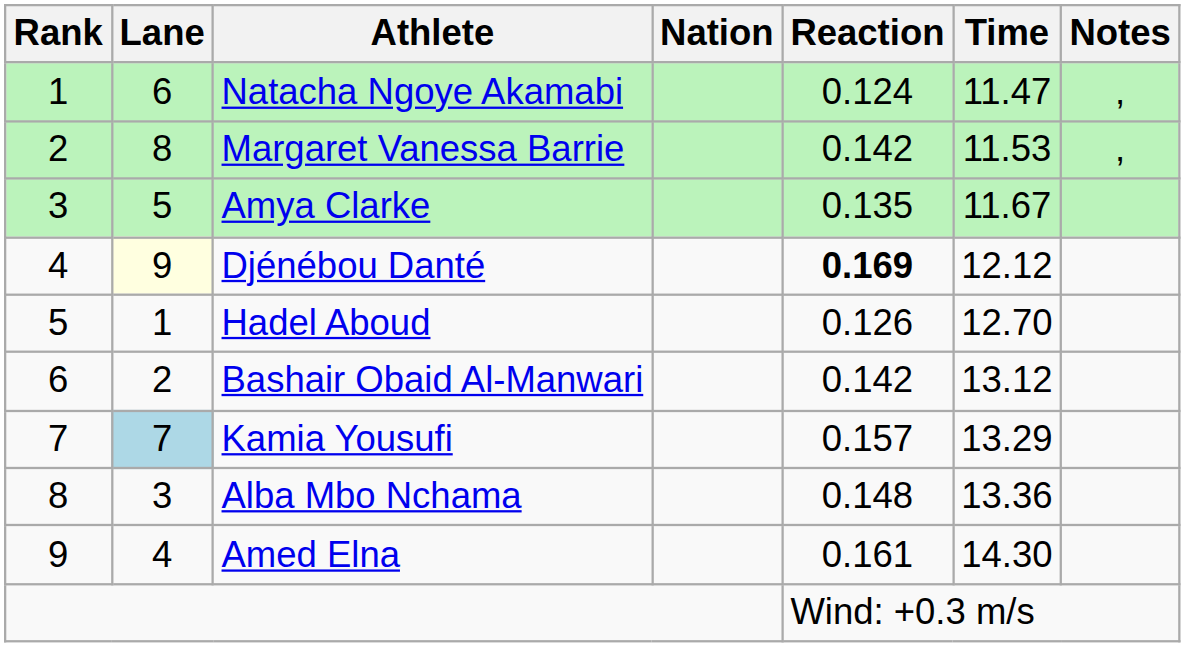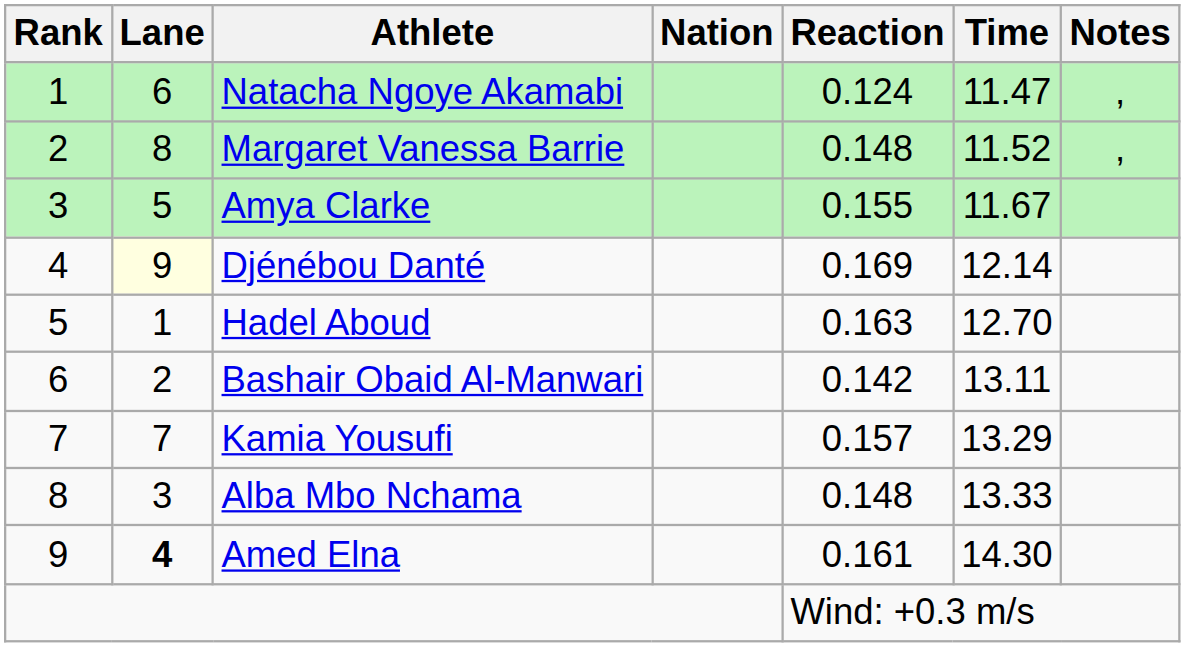(867, 149) 0.142 -> (867, 149) 0.148
(1007, 149) 11.53 -> (1007, 149) 11.52
(867, 206) 0.135 -> (867, 206) 0.155
(867, 264) bold -> (867, 264) normal
(1007, 264) 12.12 -> (1007, 264) 12.14
(867, 322) 0.126 -> (867, 322) 0.163
(1007, 380) 13.12 -> (1007, 380) 13.11
(162, 438) lightblue background -> (162, 438) no background
(1007, 496) 13.36 -> (1007, 496) 13.33
(162, 554) normal -> (162, 554) bold
